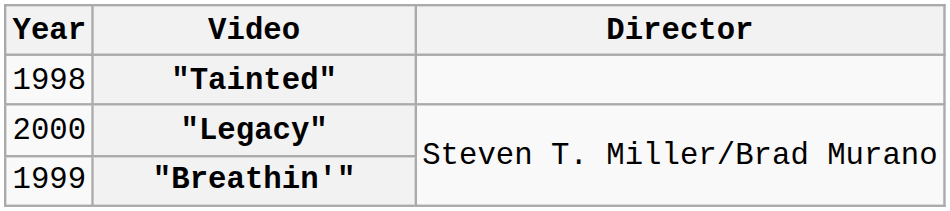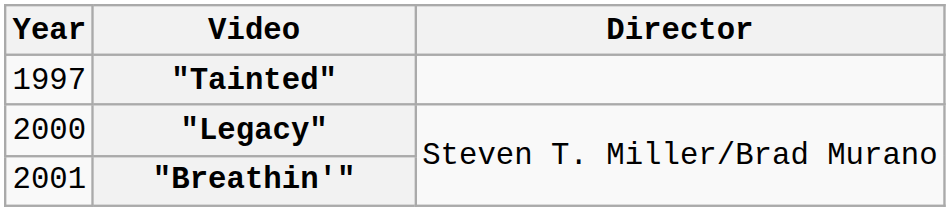(49, 80) 1998 -> (49, 80) 1997
(49, 180) 1999 -> (49, 180) 2001
